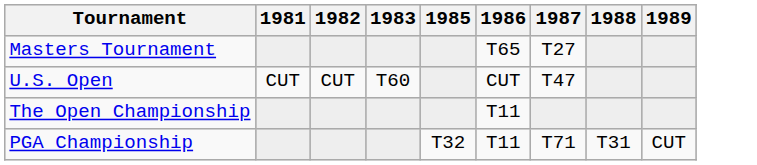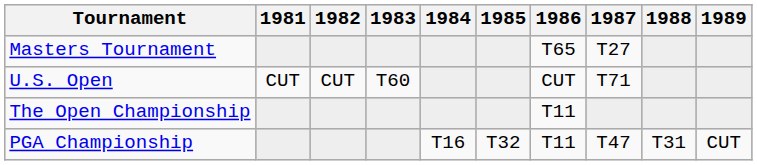+ column: (448, 21)
(558, 82) T47 -> (614, 82) T71
(558, 144) T71 -> (614, 144) T47
